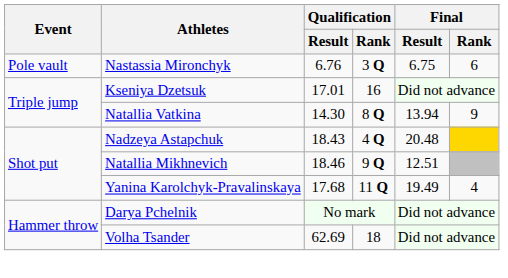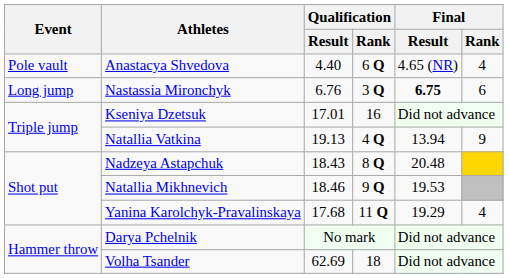+ row: (167, 66)
(38, 66) Pole vault -> (41, 90) Long jump
(422, 66) normal -> (428, 90) bold
(328, 114) 14.30 -> (328, 139) 19.13
(373, 114) 8 Q -> (373, 139) 4 Q
(373, 139) 4 Q -> (373, 163) 8 Q
(422, 163) 12.51 -> (428, 188) 19.53
(422, 188) 19.49 -> (428, 212) 19.29
